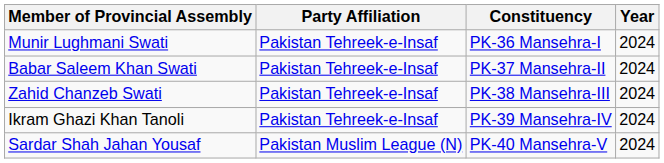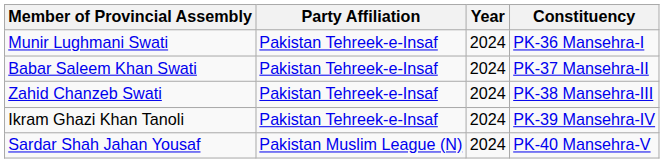columns swapped: (541, 17) <-> (637, 17)
